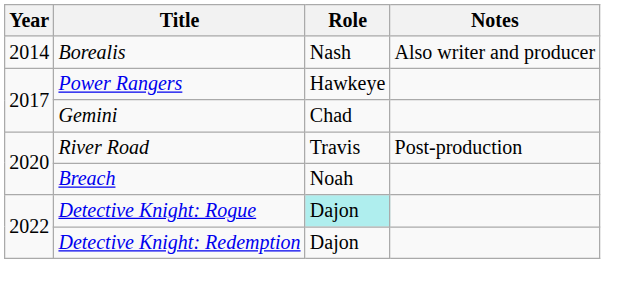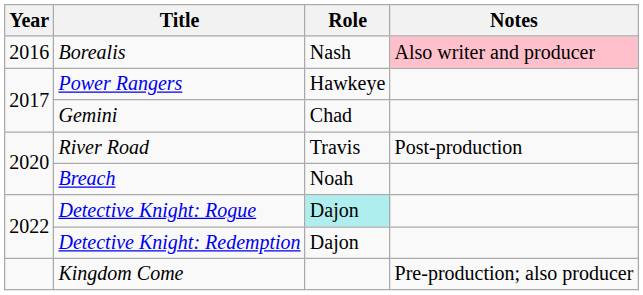(29, 52) 2014 -> (29, 52) 2016
(495, 52) no background -> (495, 52) pink background
+ row: (121, 274)
